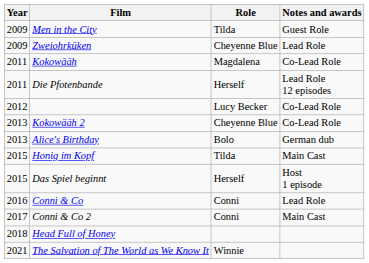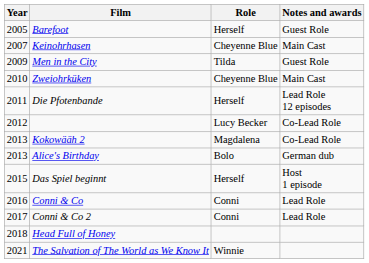+ row: (50, 29)
+ row: (61, 45)
(17, 45) 2009 -> (17, 78) 2010
(304, 45) Lead Role -> (304, 78) Main Cast
- row: (55, 62)
(246, 123) Cheyenne Blue -> (237, 139) Magdalena
- row: (63, 156)
(304, 217) Main Cast -> (304, 217) Lead Role
